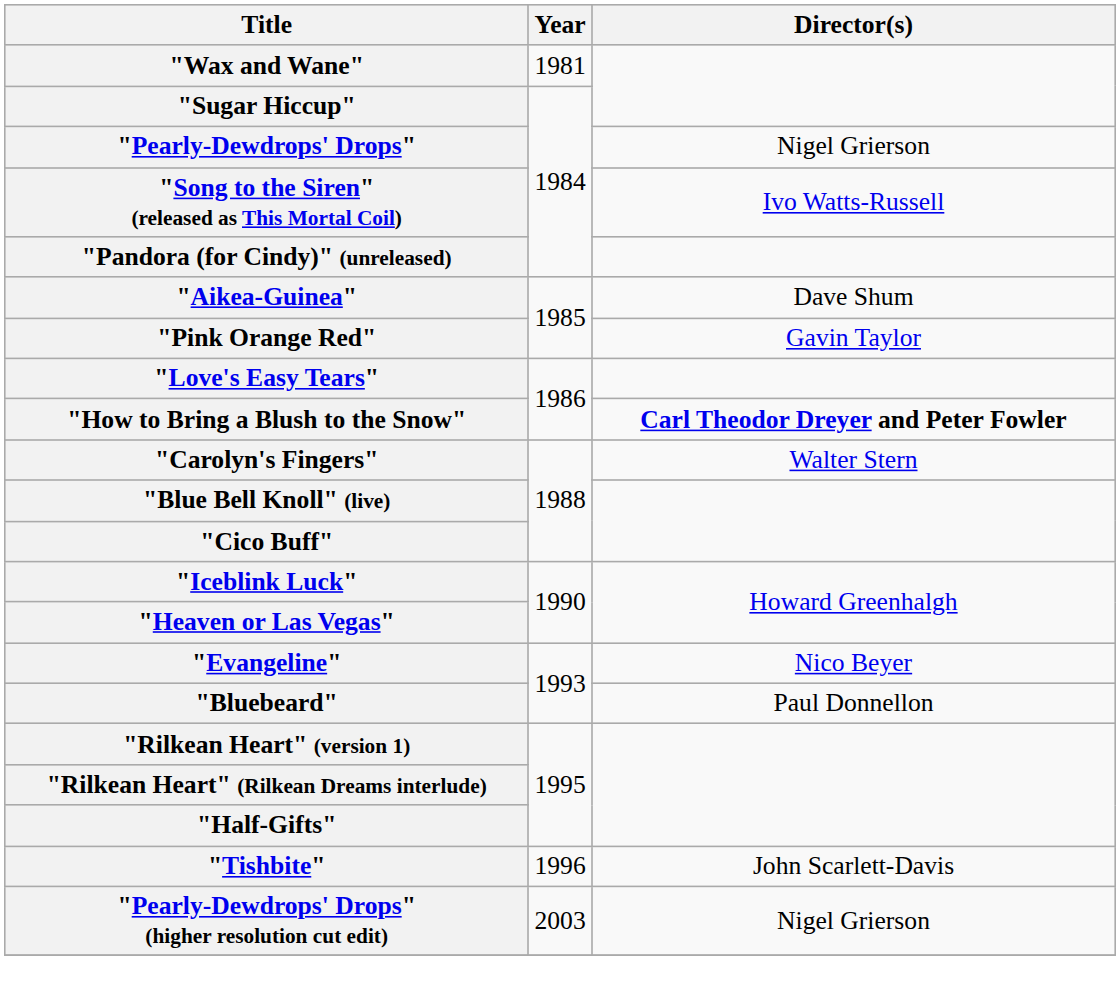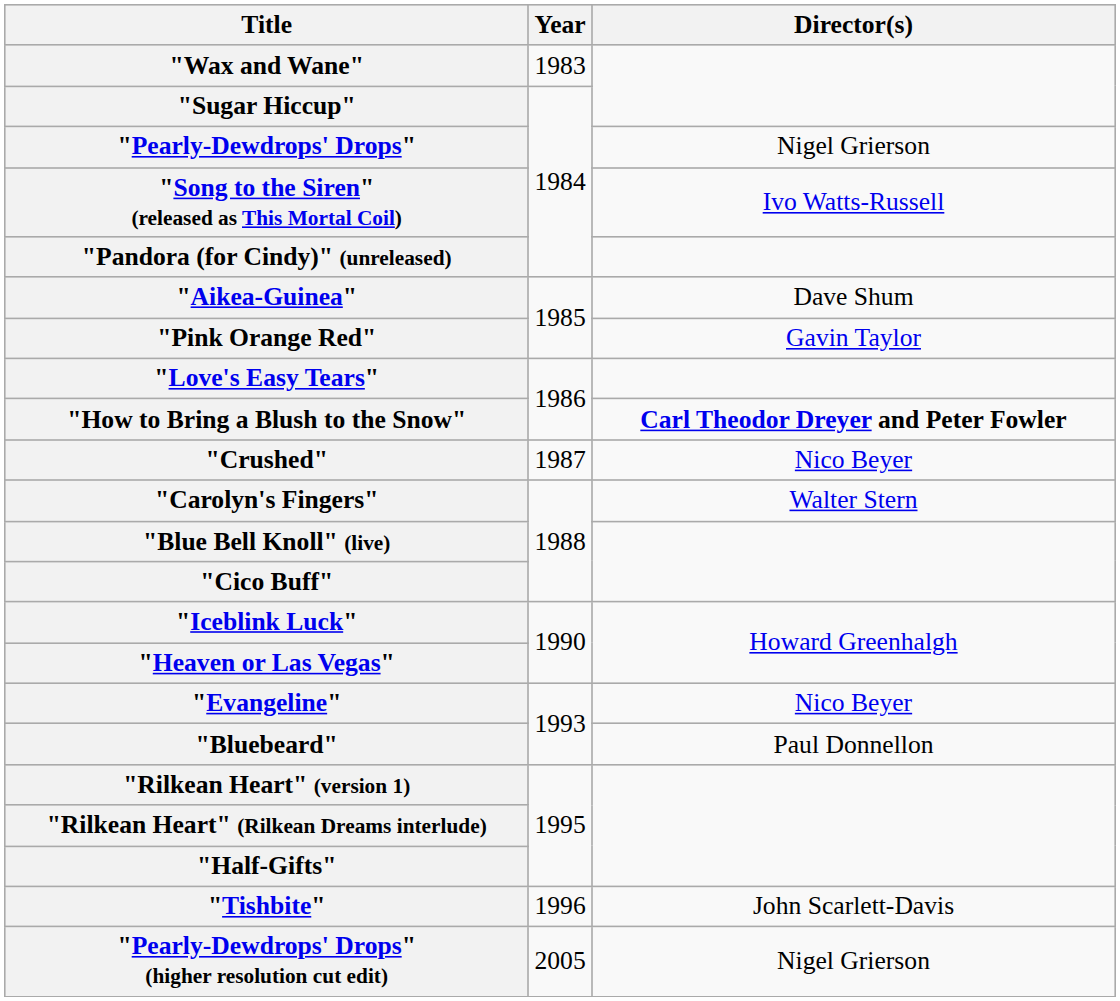(560, 65) 1981 -> (560, 65) 1983
+ row: (267, 459)
(560, 920) 2003 -> (560, 961) 2005
